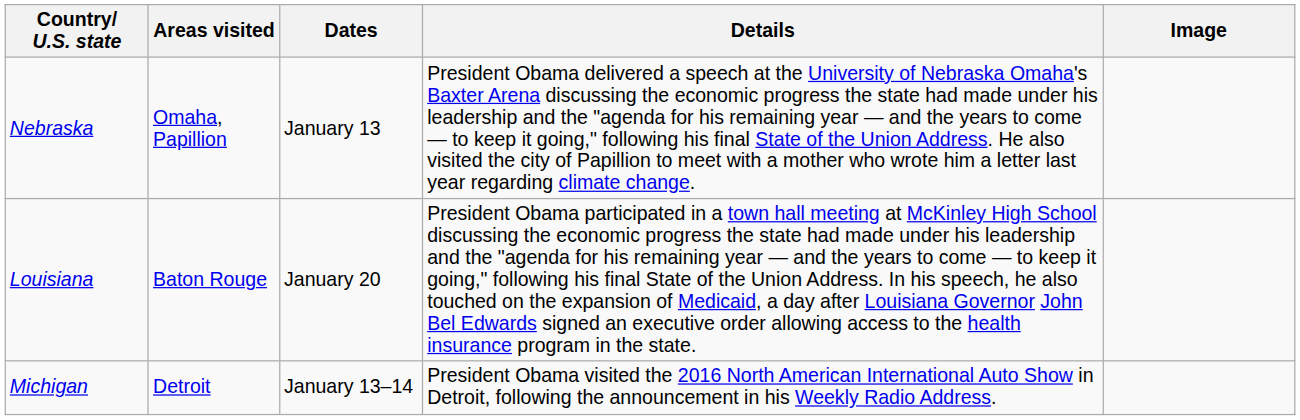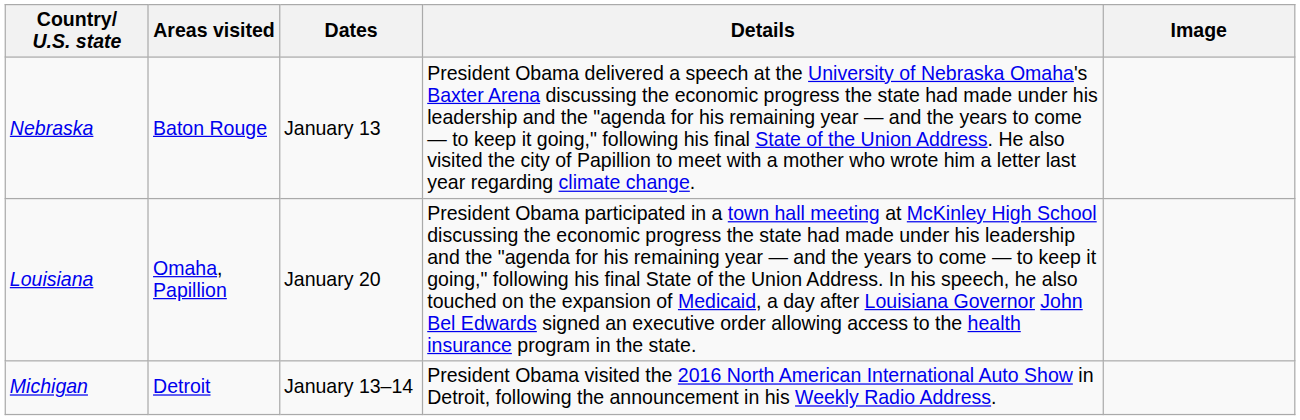(190, 127) Omaha, Papillion -> (210, 127) Baton Rouge
(210, 279) Baton Rouge -> (190, 279) Omaha, Papillion
